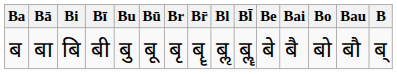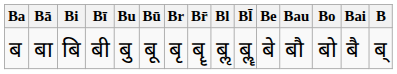columns swapped: (294, 16) <-> (353, 16)
